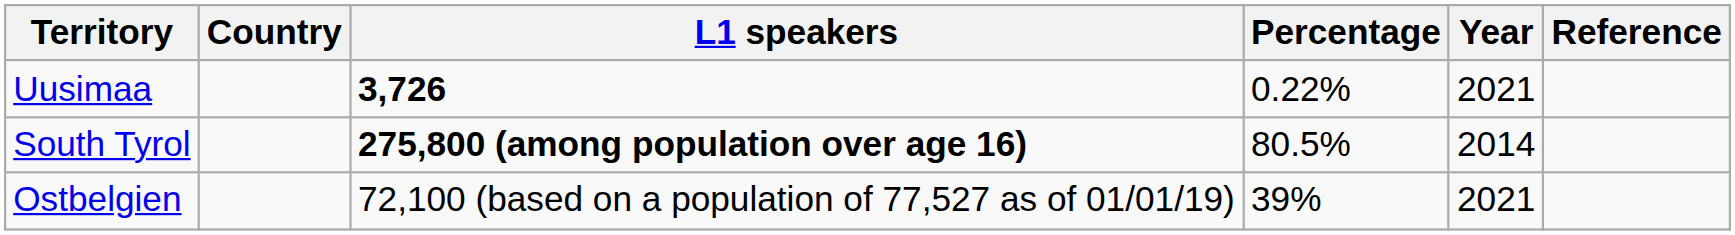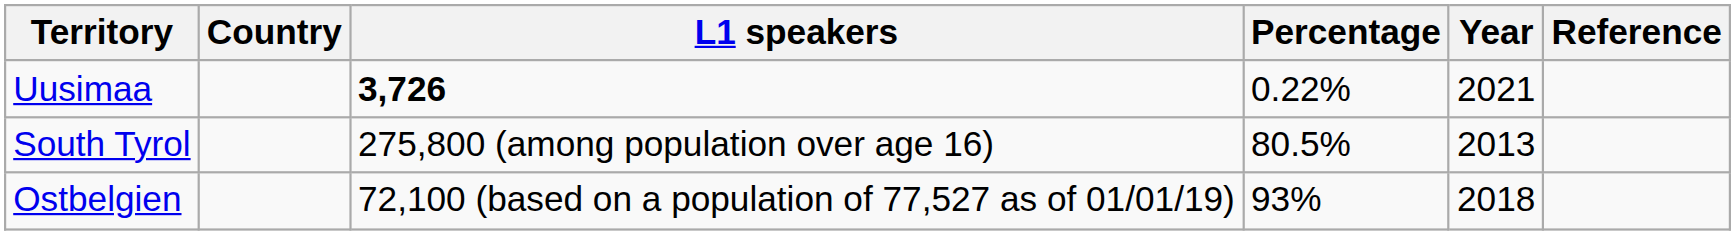(692, 144) bold -> (676, 144) normal
(1496, 144) 2014 -> (1496, 144) 2013
(1286, 199) 39% -> (1286, 199) 93%
(1496, 199) 2021 -> (1496, 199) 2018
